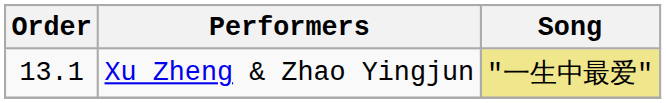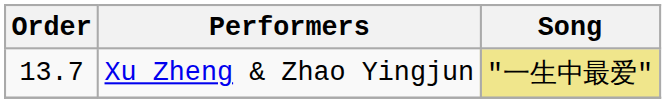(52, 74) 13.1 -> (52, 74) 13.7
